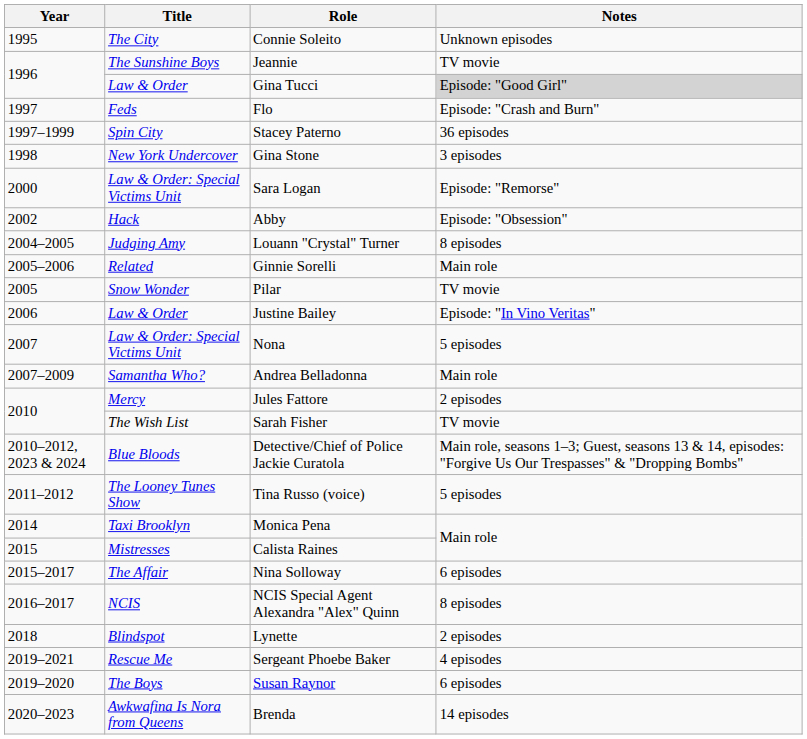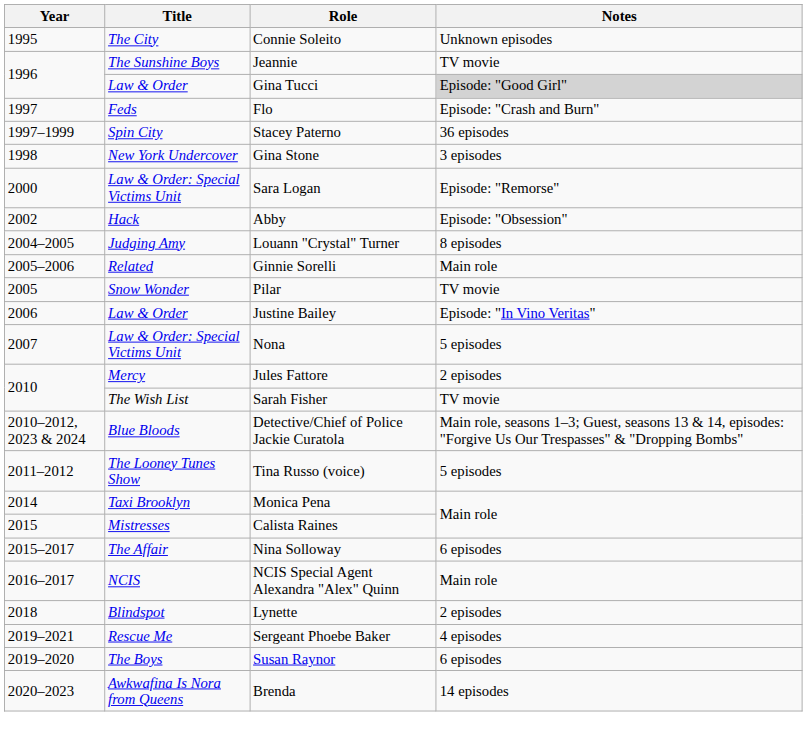- row: (310, 376)
(471, 604) 8 episodes -> (469, 580) Main role
